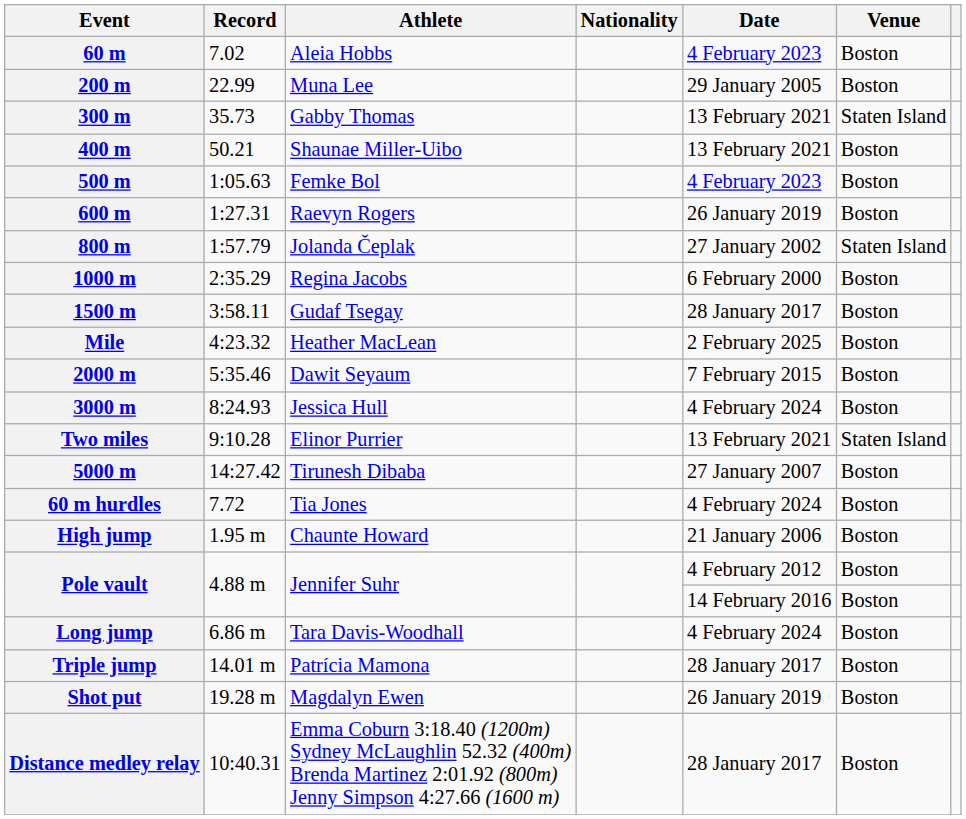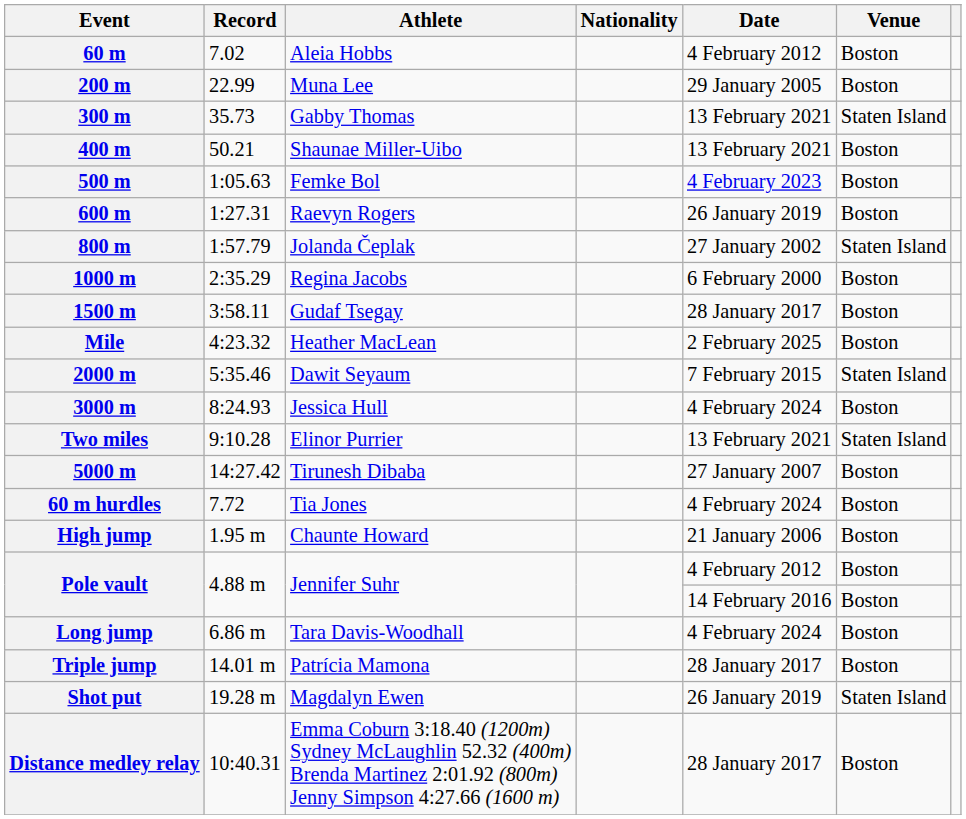(754, 52) 4 February 2023 -> (754, 52) 4 February 2012
(870, 375) Boston -> (894, 375) Staten Island
(870, 697) Boston -> (894, 697) Staten Island
